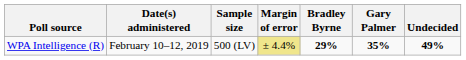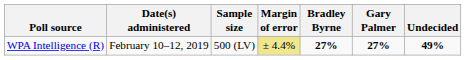(326, 45) 29% -> (326, 45) 27%
(378, 45) 35% -> (378, 45) 27%
